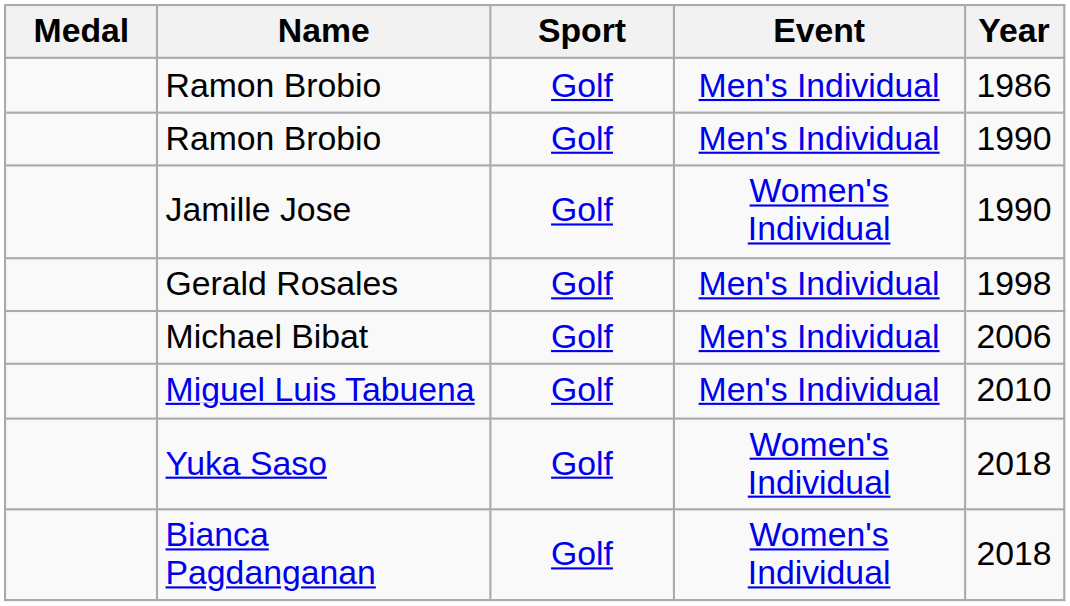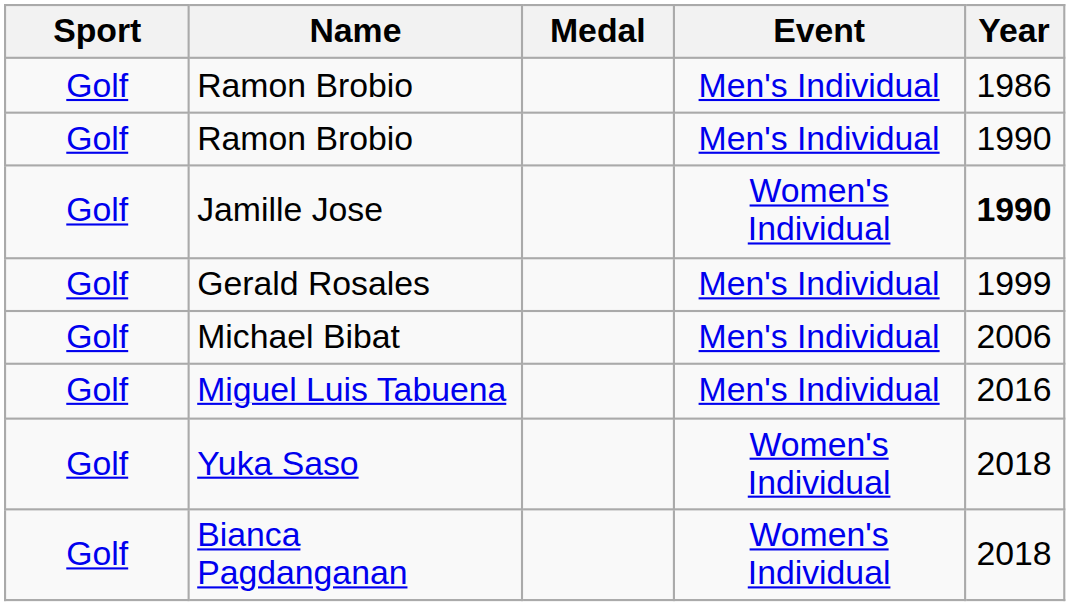columns swapped: (81, 31) <-> (582, 31)
(1014, 210) normal -> (1014, 210) bold
(1014, 283) 1998 -> (1014, 283) 1999
(1014, 390) 2010 -> (1014, 390) 2016
